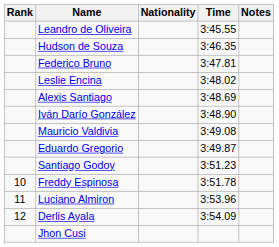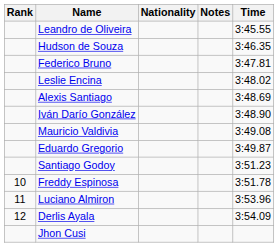columns swapped: (218, 13) <-> (256, 13)
